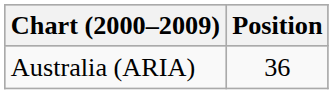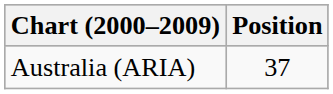(277, 66) 36 -> (277, 66) 37
